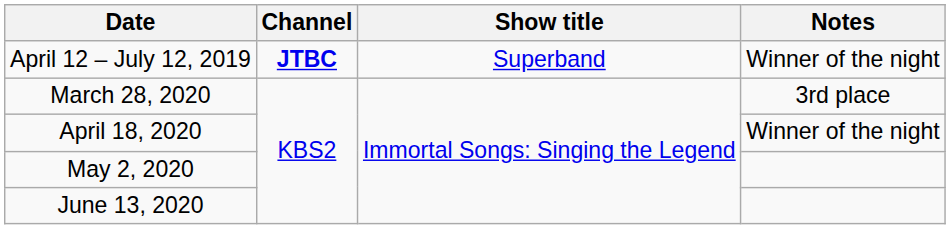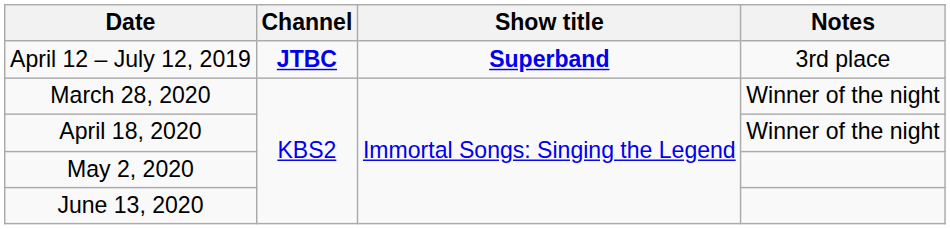(549, 59) normal -> (549, 59) bold
(843, 59) Winner of the night -> (843, 59) 3rd place
(843, 95) 3rd place -> (843, 95) Winner of the night
